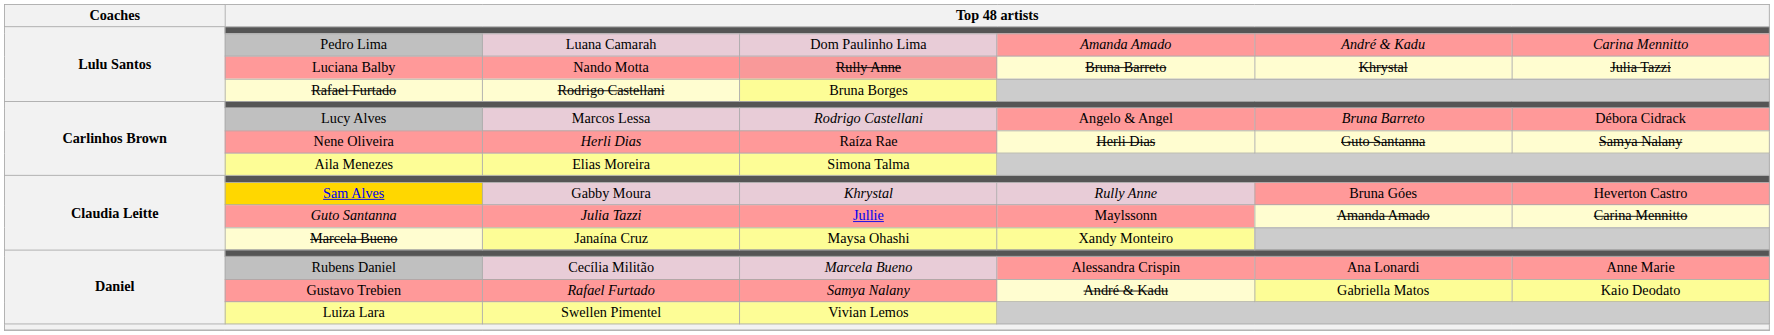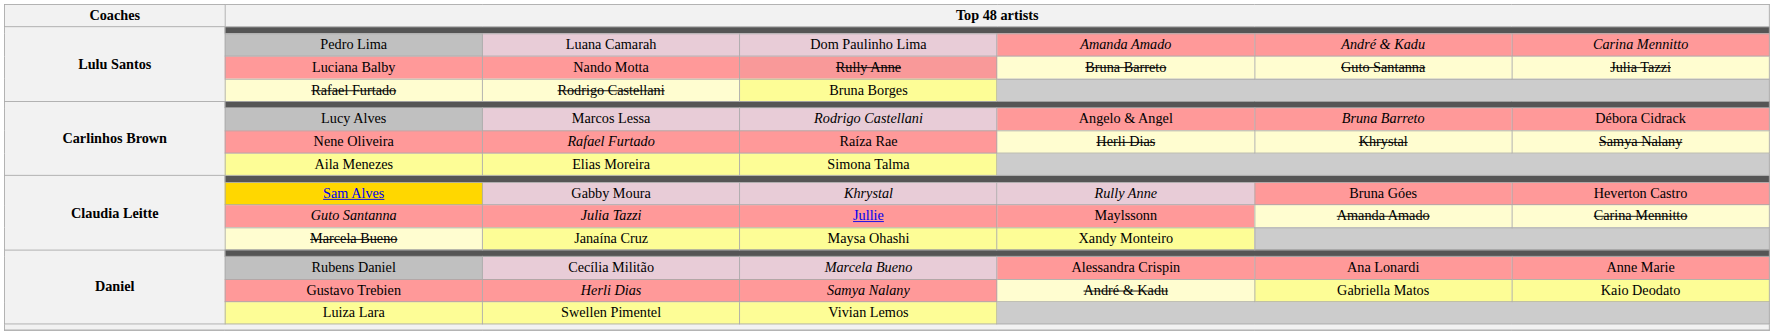(1383, 67) Khrystal -> (1383, 67) Guto Santanna
(611, 141) Herli Dias -> (611, 141) Rafael Furtado
(1383, 141) Guto Santanna -> (1383, 141) Khrystal
(611, 290) Rafael Furtado -> (611, 290) Herli Dias
